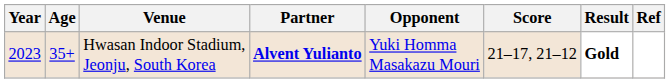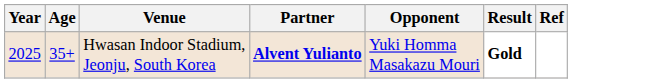- column: (532, 18)
(25, 54) 2023 -> (25, 54) 2025
